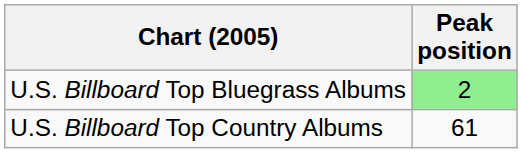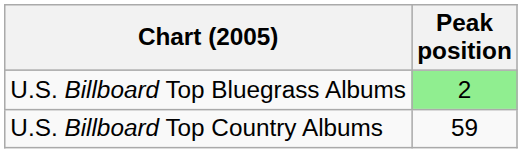(465, 128) 61 -> (465, 128) 59
